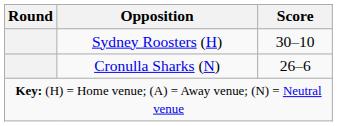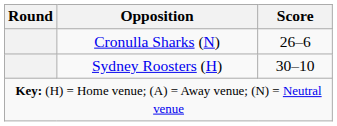rows swapped: (157, 41) <-> (157, 66)
